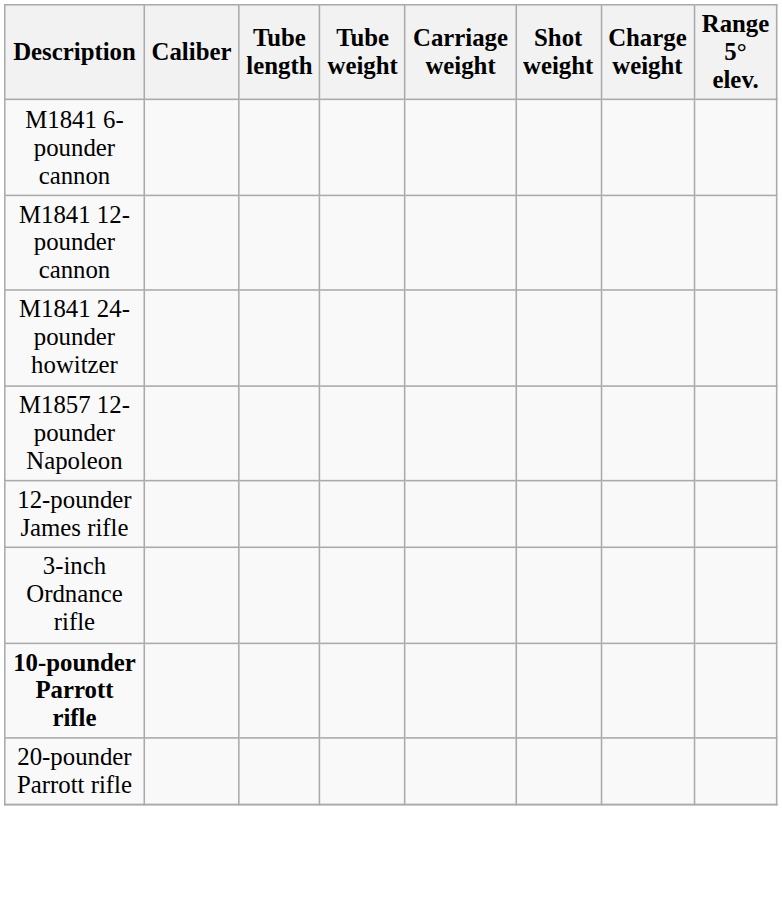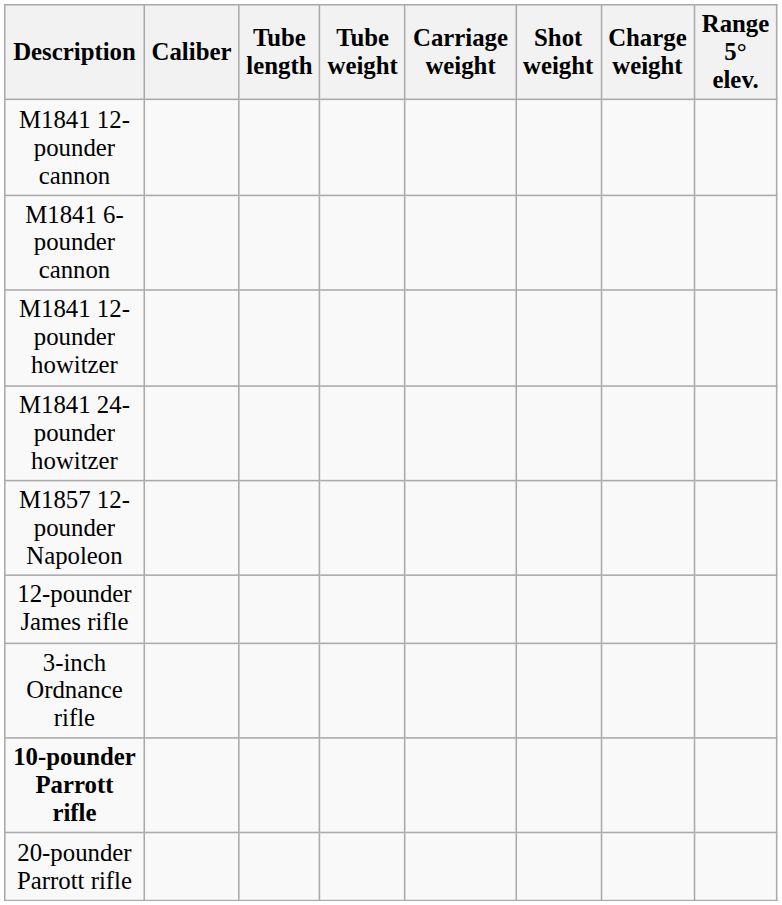rows swapped: (74, 147) <-> (74, 242)
+ row: (74, 337)
